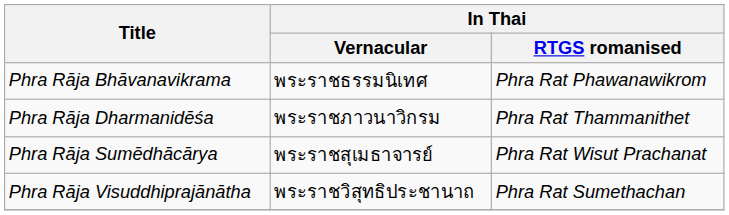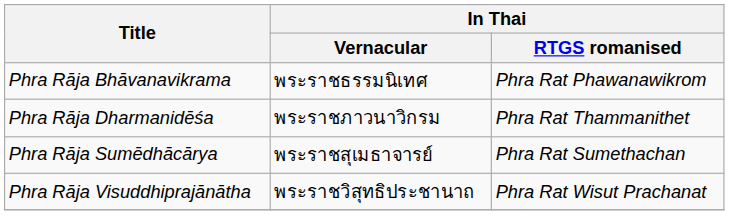(601, 154) Phra Rat Wisut Prachanat -> (591, 154) Phra Rat Sumethachan
(591, 191) Phra Rat Sumethachan -> (601, 191) Phra Rat Wisut Prachanat
